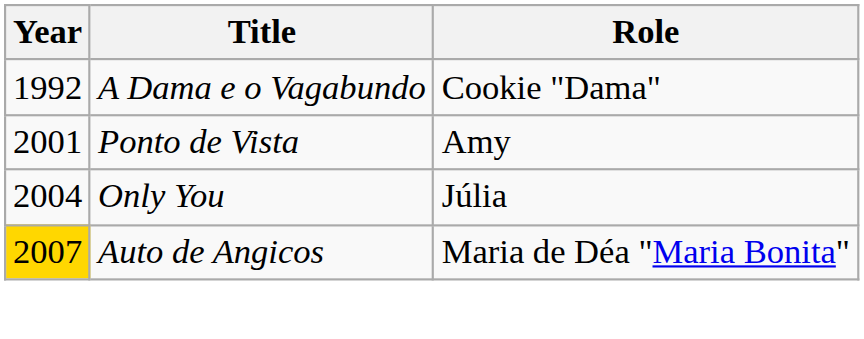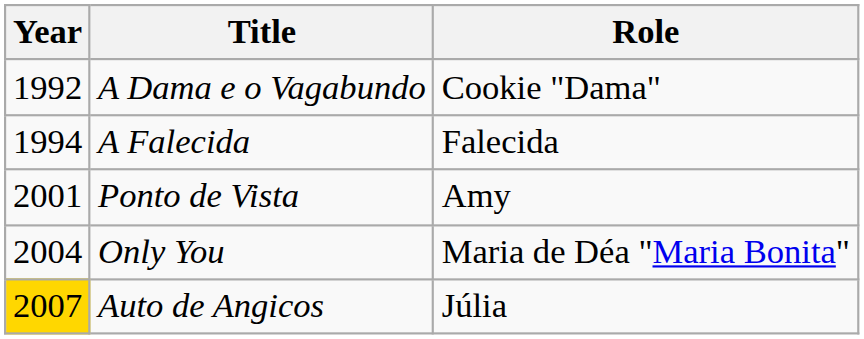+ row: (174, 141)
(474, 196) Júlia -> (646, 251) Maria de Déa "Maria Bonita"
(646, 251) Maria de Déa "Maria Bonita" -> (474, 305) Júlia
